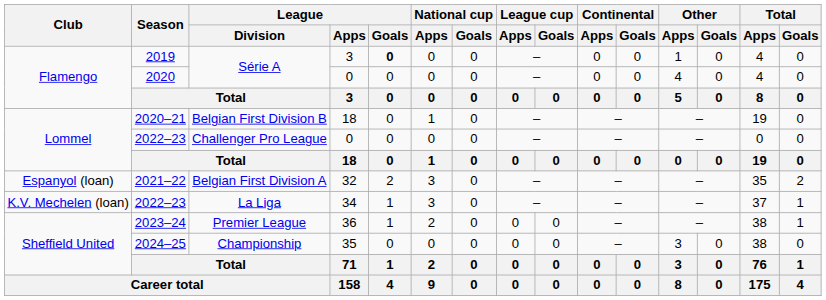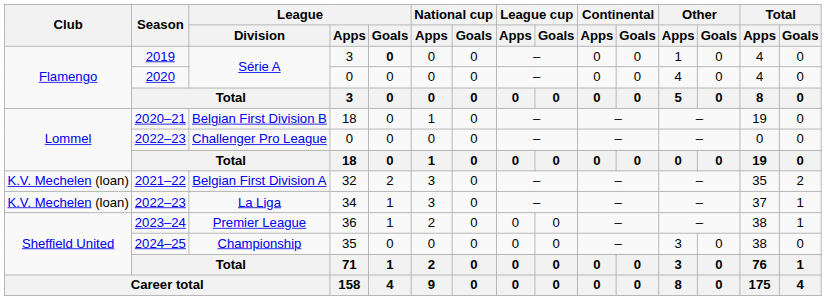(68, 181) Espanyol (loan) -> (68, 181) K.V. Mechelen (loan)
